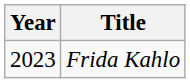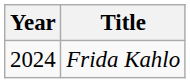(33, 58) 2023 -> (33, 58) 2024
